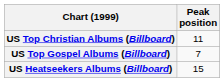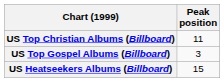(198, 54) 7 -> (198, 54) 3
